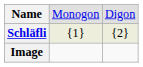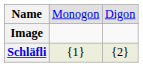rows swapped: (27, 33) <-> (27, 52)
